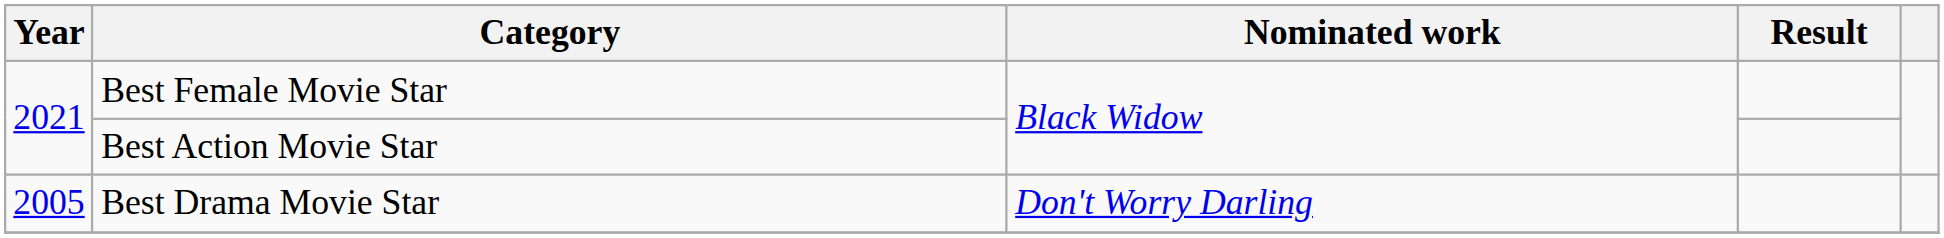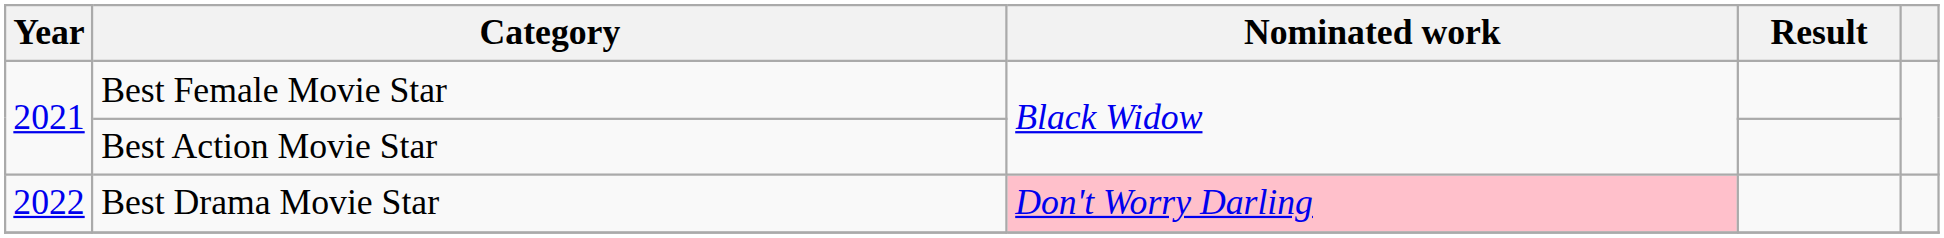(49, 202) 2005 -> (49, 202) 2022
(1164, 202) no background -> (1164, 202) pink background
